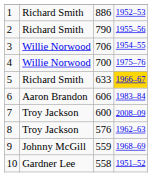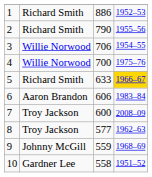(103, 130) 576 -> (103, 130) 577
